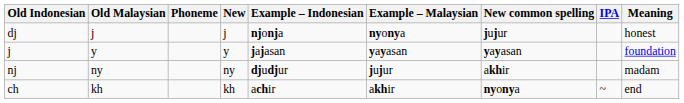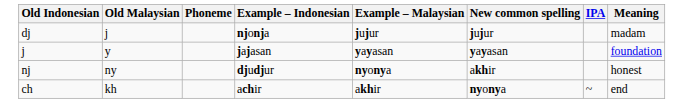- column: (234, 13)
(387, 32) nyonya -> (367, 32) jujur
(640, 32) honest -> (628, 32) madam
(381, 70) jujur -> (373, 70) nyonya
(642, 70) madam -> (626, 70) honest
